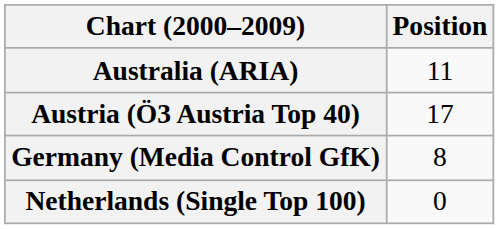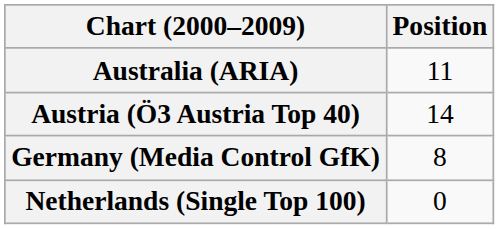(440, 113) 17 -> (440, 113) 14
